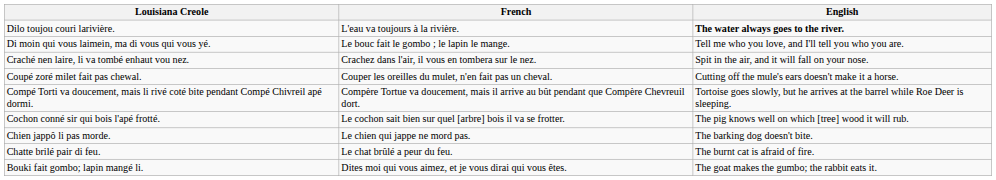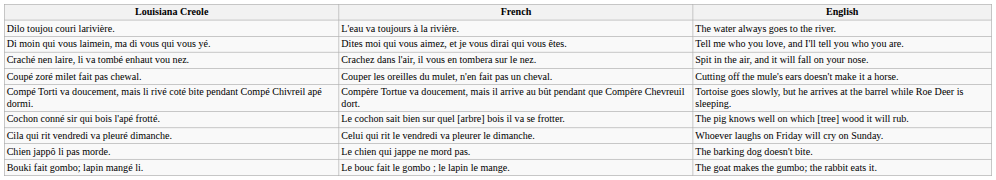(770, 28) bold -> (766, 28) normal
(426, 44) Le bouc fait le gombo ; le lapin le mange. -> (454, 44) Dites moi qui vous aimez, et je vous dirai qui vous êtes.
+ row: (89, 135)
- row: (54, 151)
(454, 167) Dites moi qui vous aimez, et je vous dirai qui vous êtes. -> (426, 167) Le bouc fait le gombo ; le lapin le mange.
